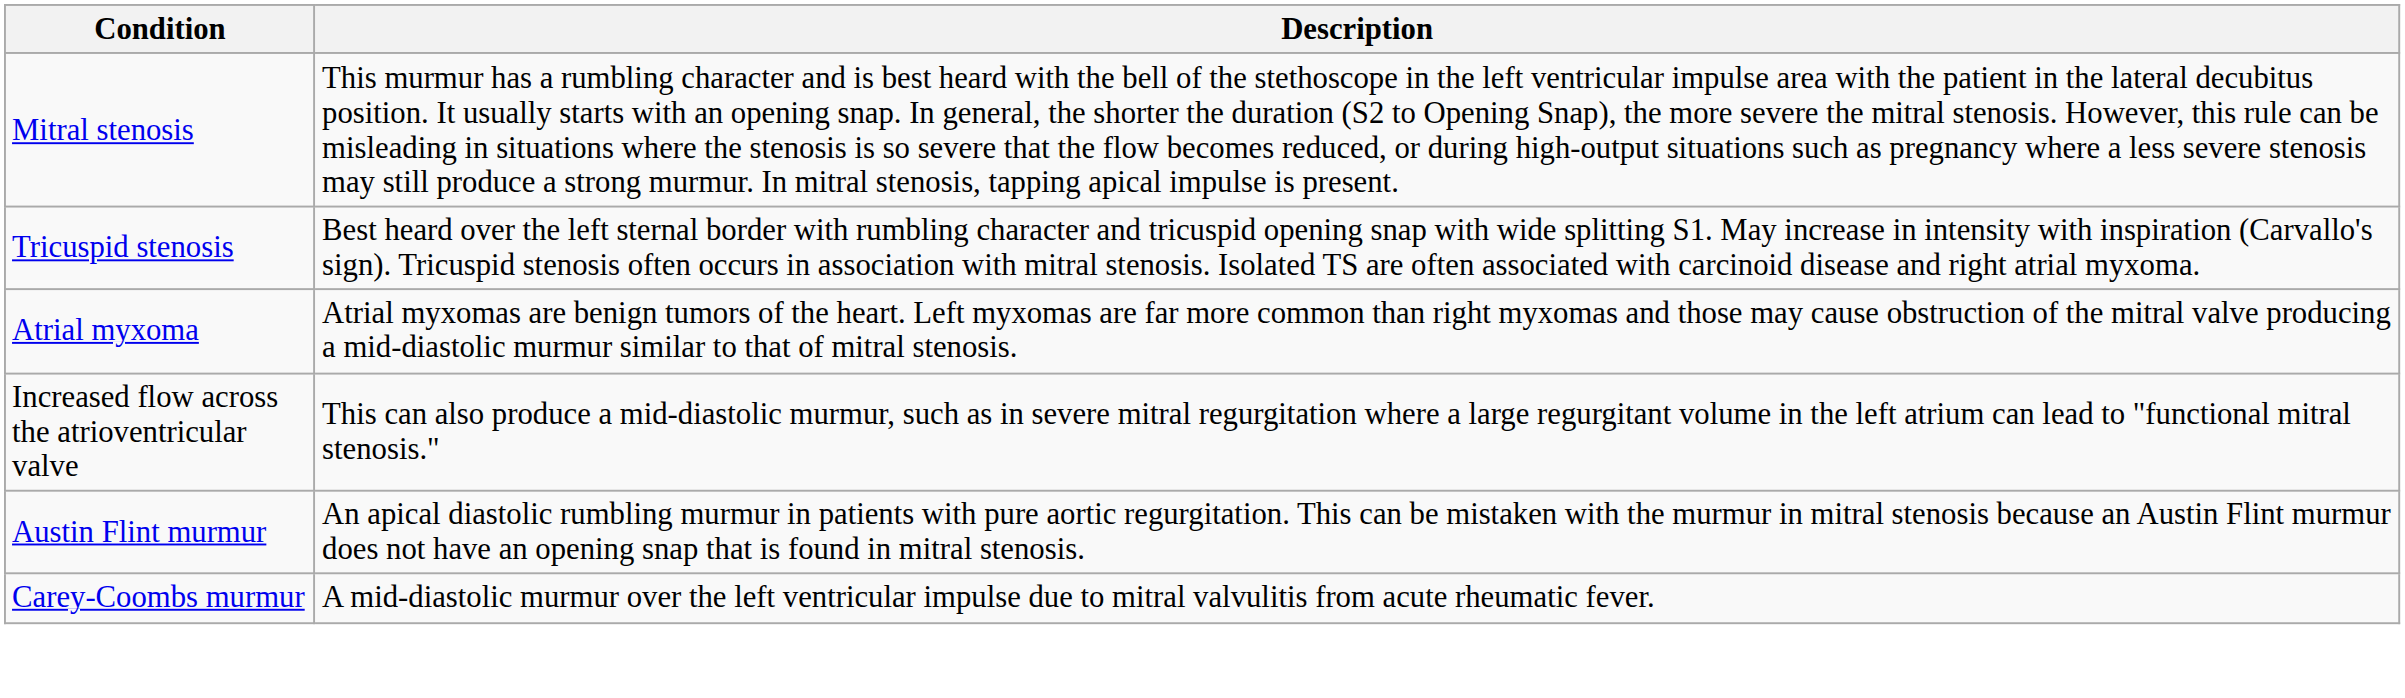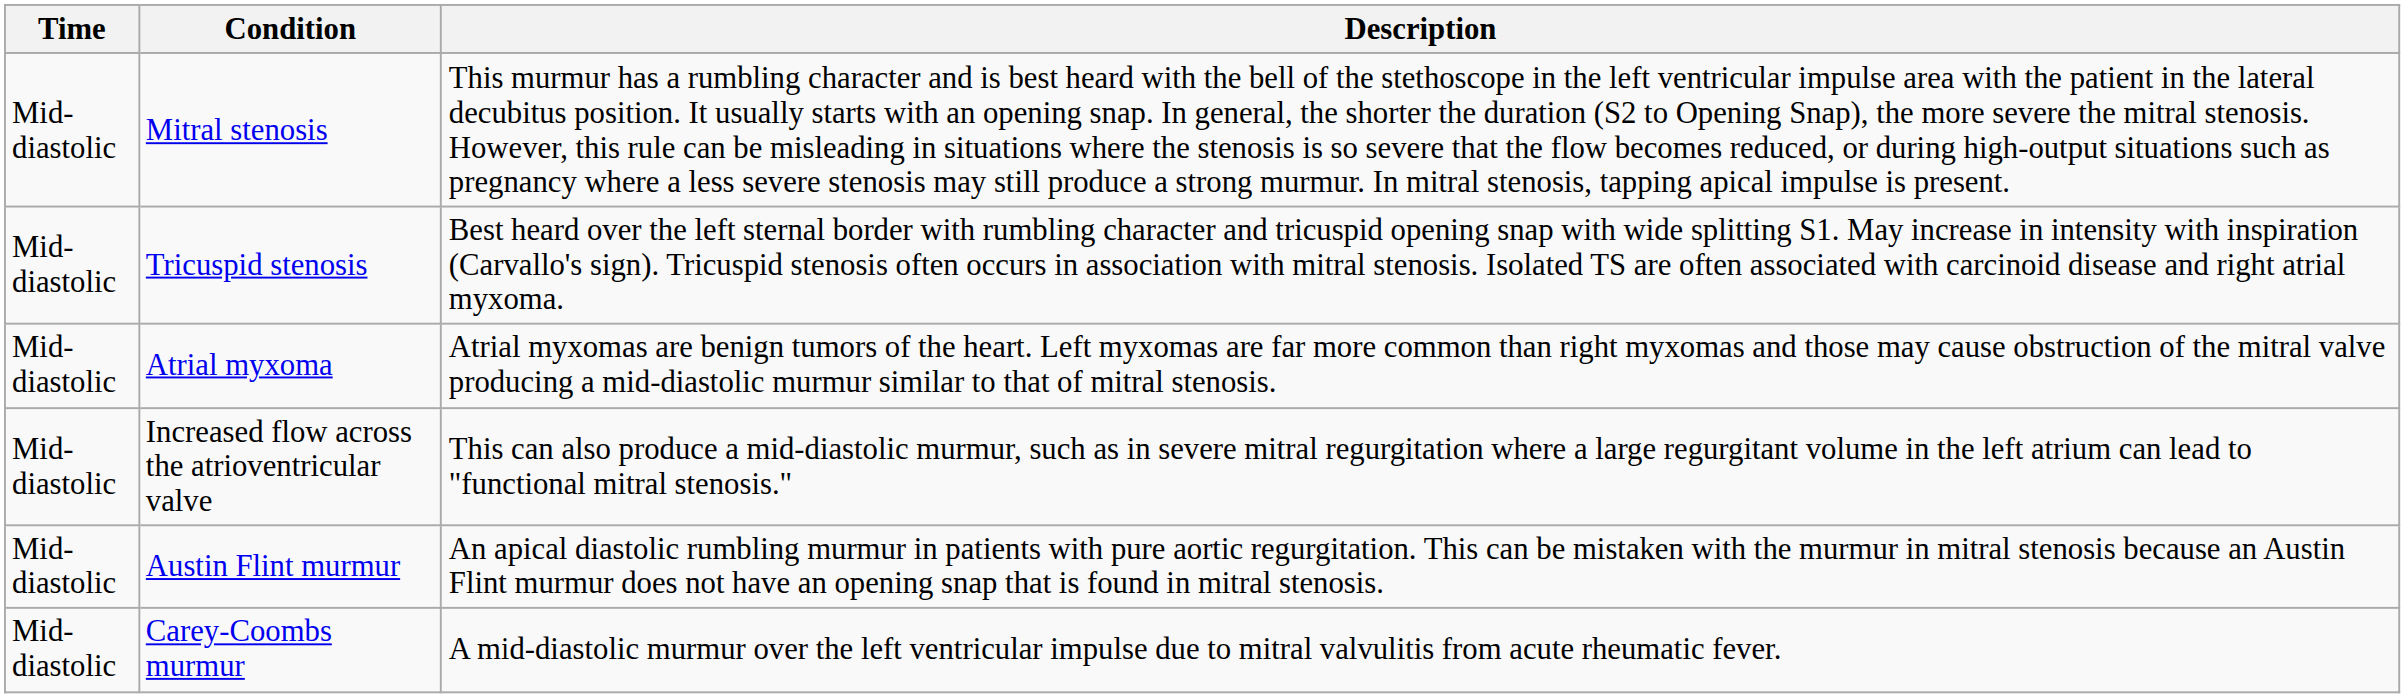+ column: (72, 28)
